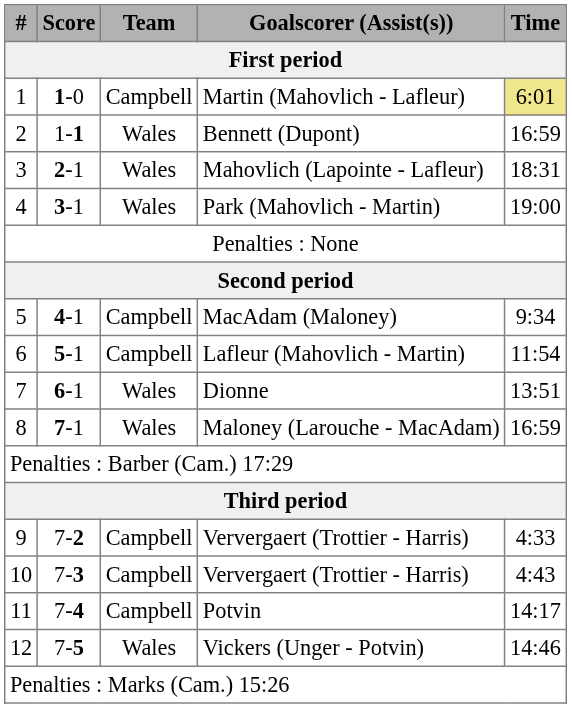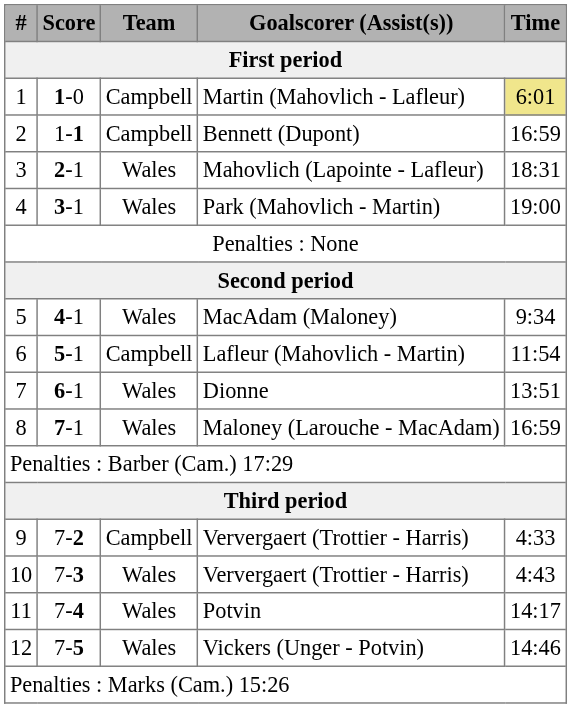(149, 133) Wales -> (149, 133) Campbell
(149, 316) Campbell -> (149, 316) Wales
(149, 574) Campbell -> (149, 574) Wales
(149, 610) Campbell -> (149, 610) Wales
